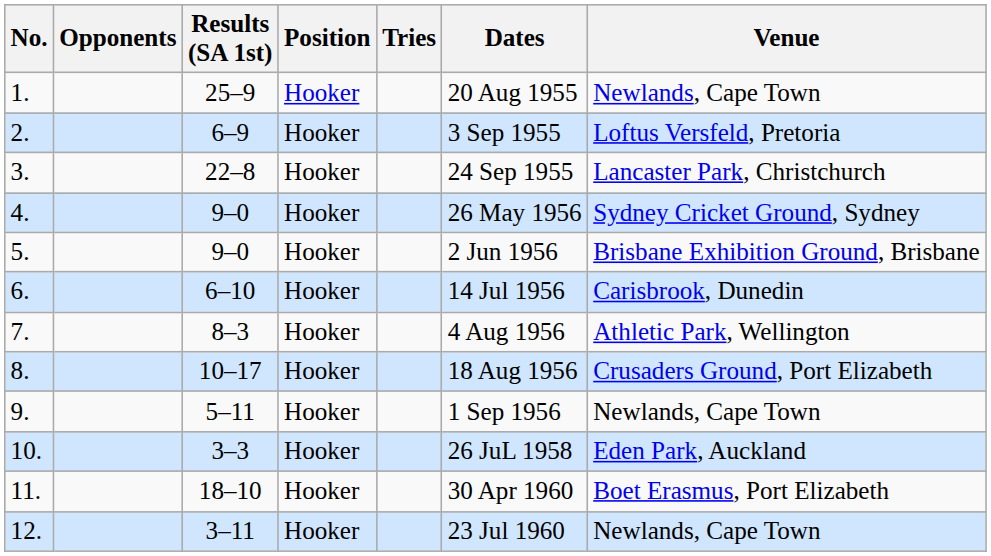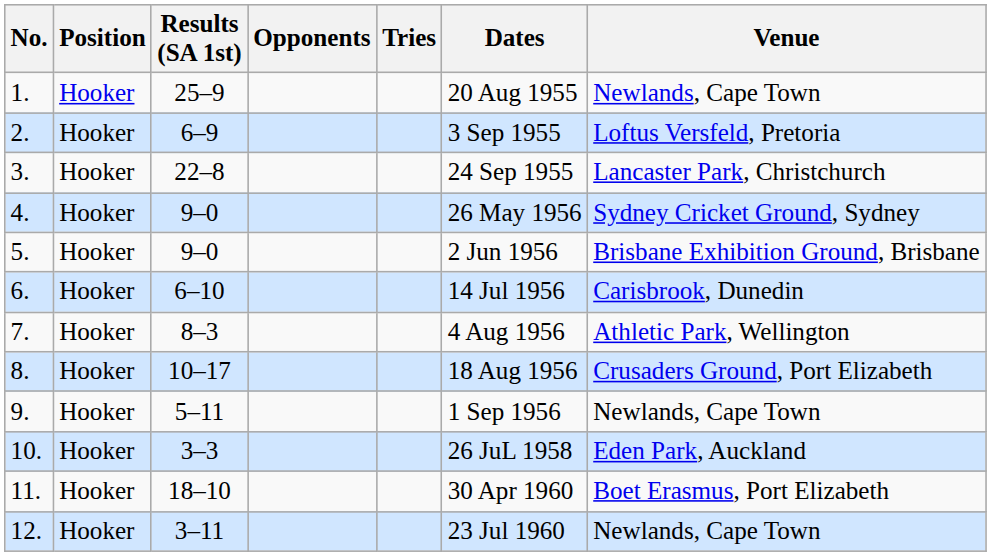columns swapped: (118, 38) <-> (327, 38)
